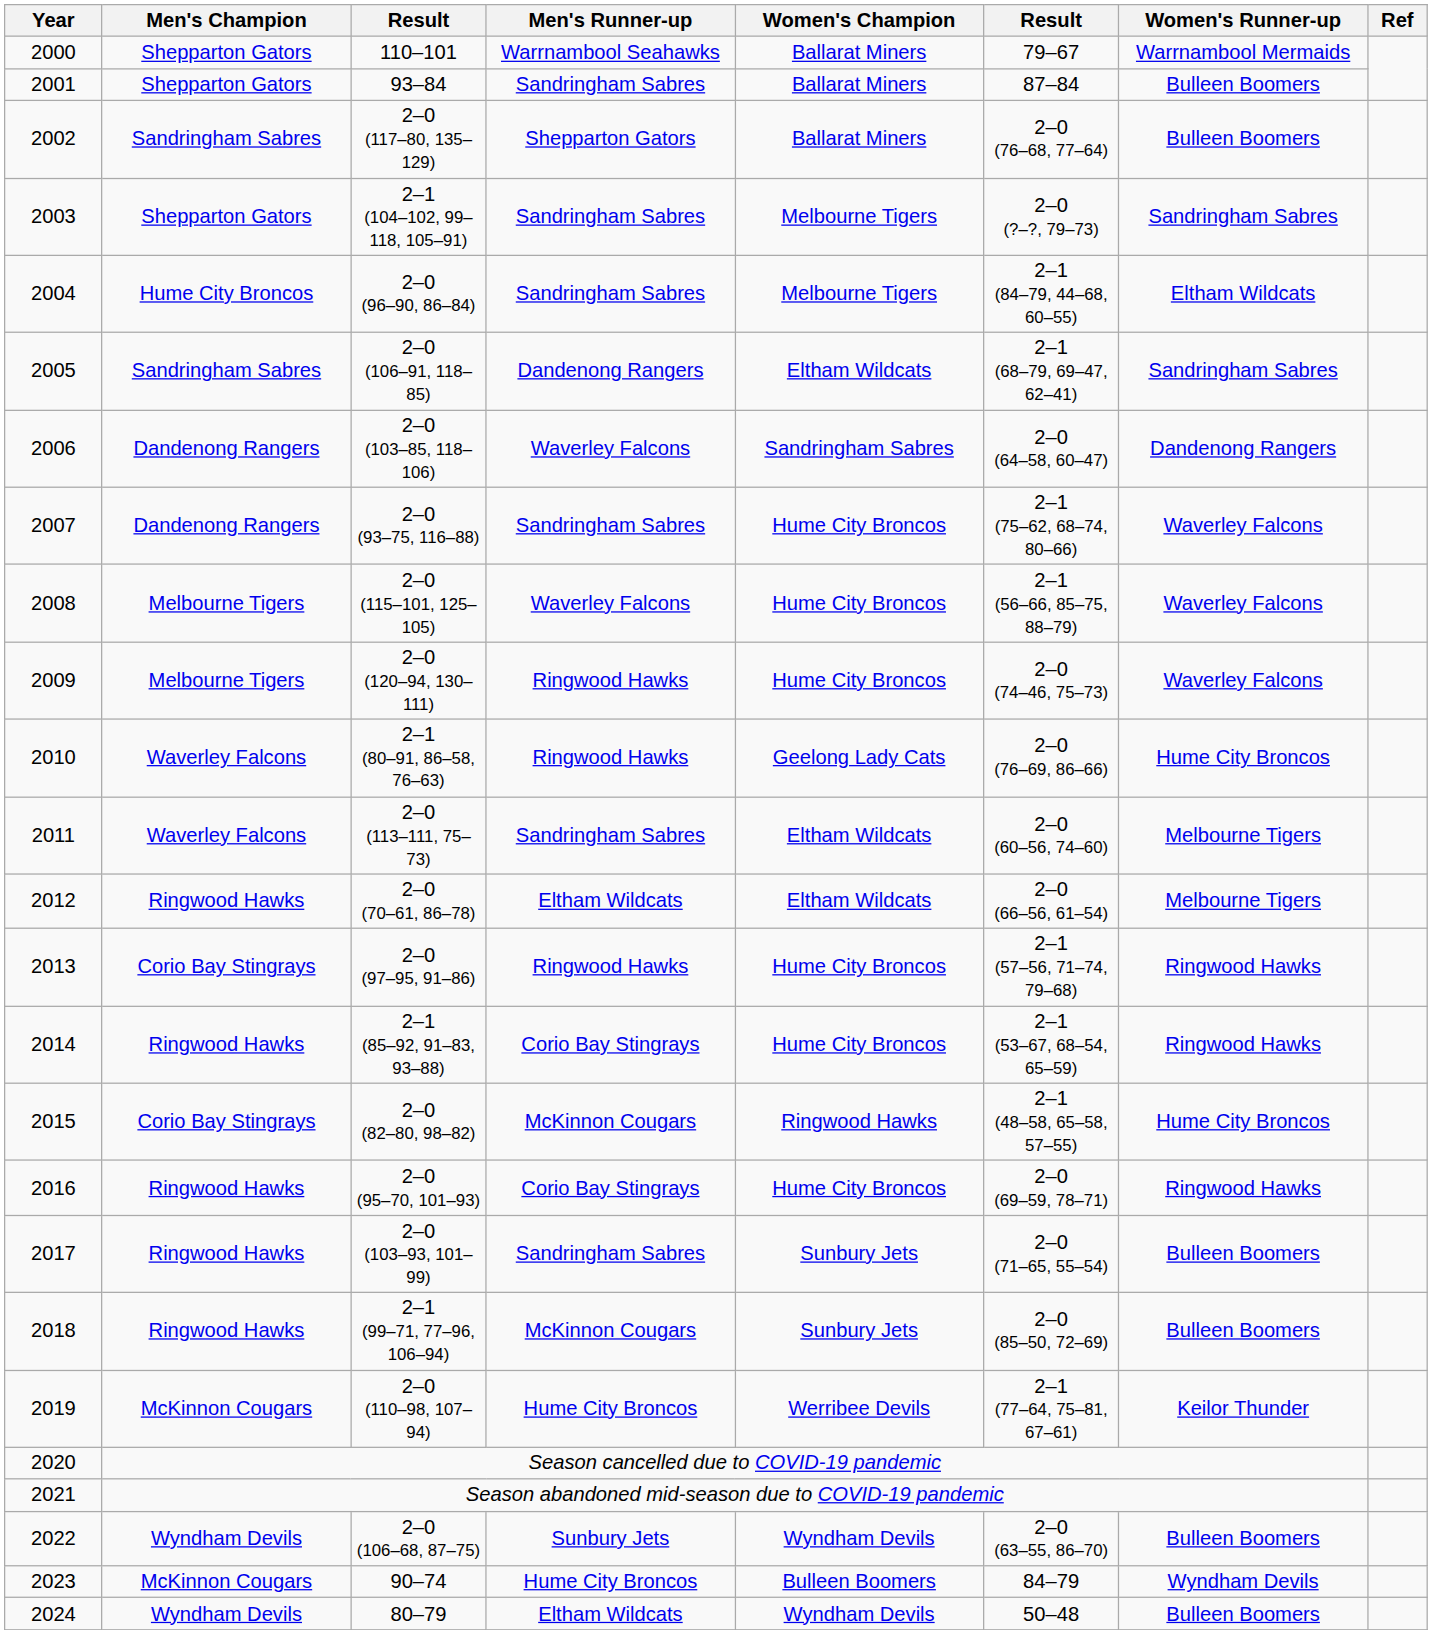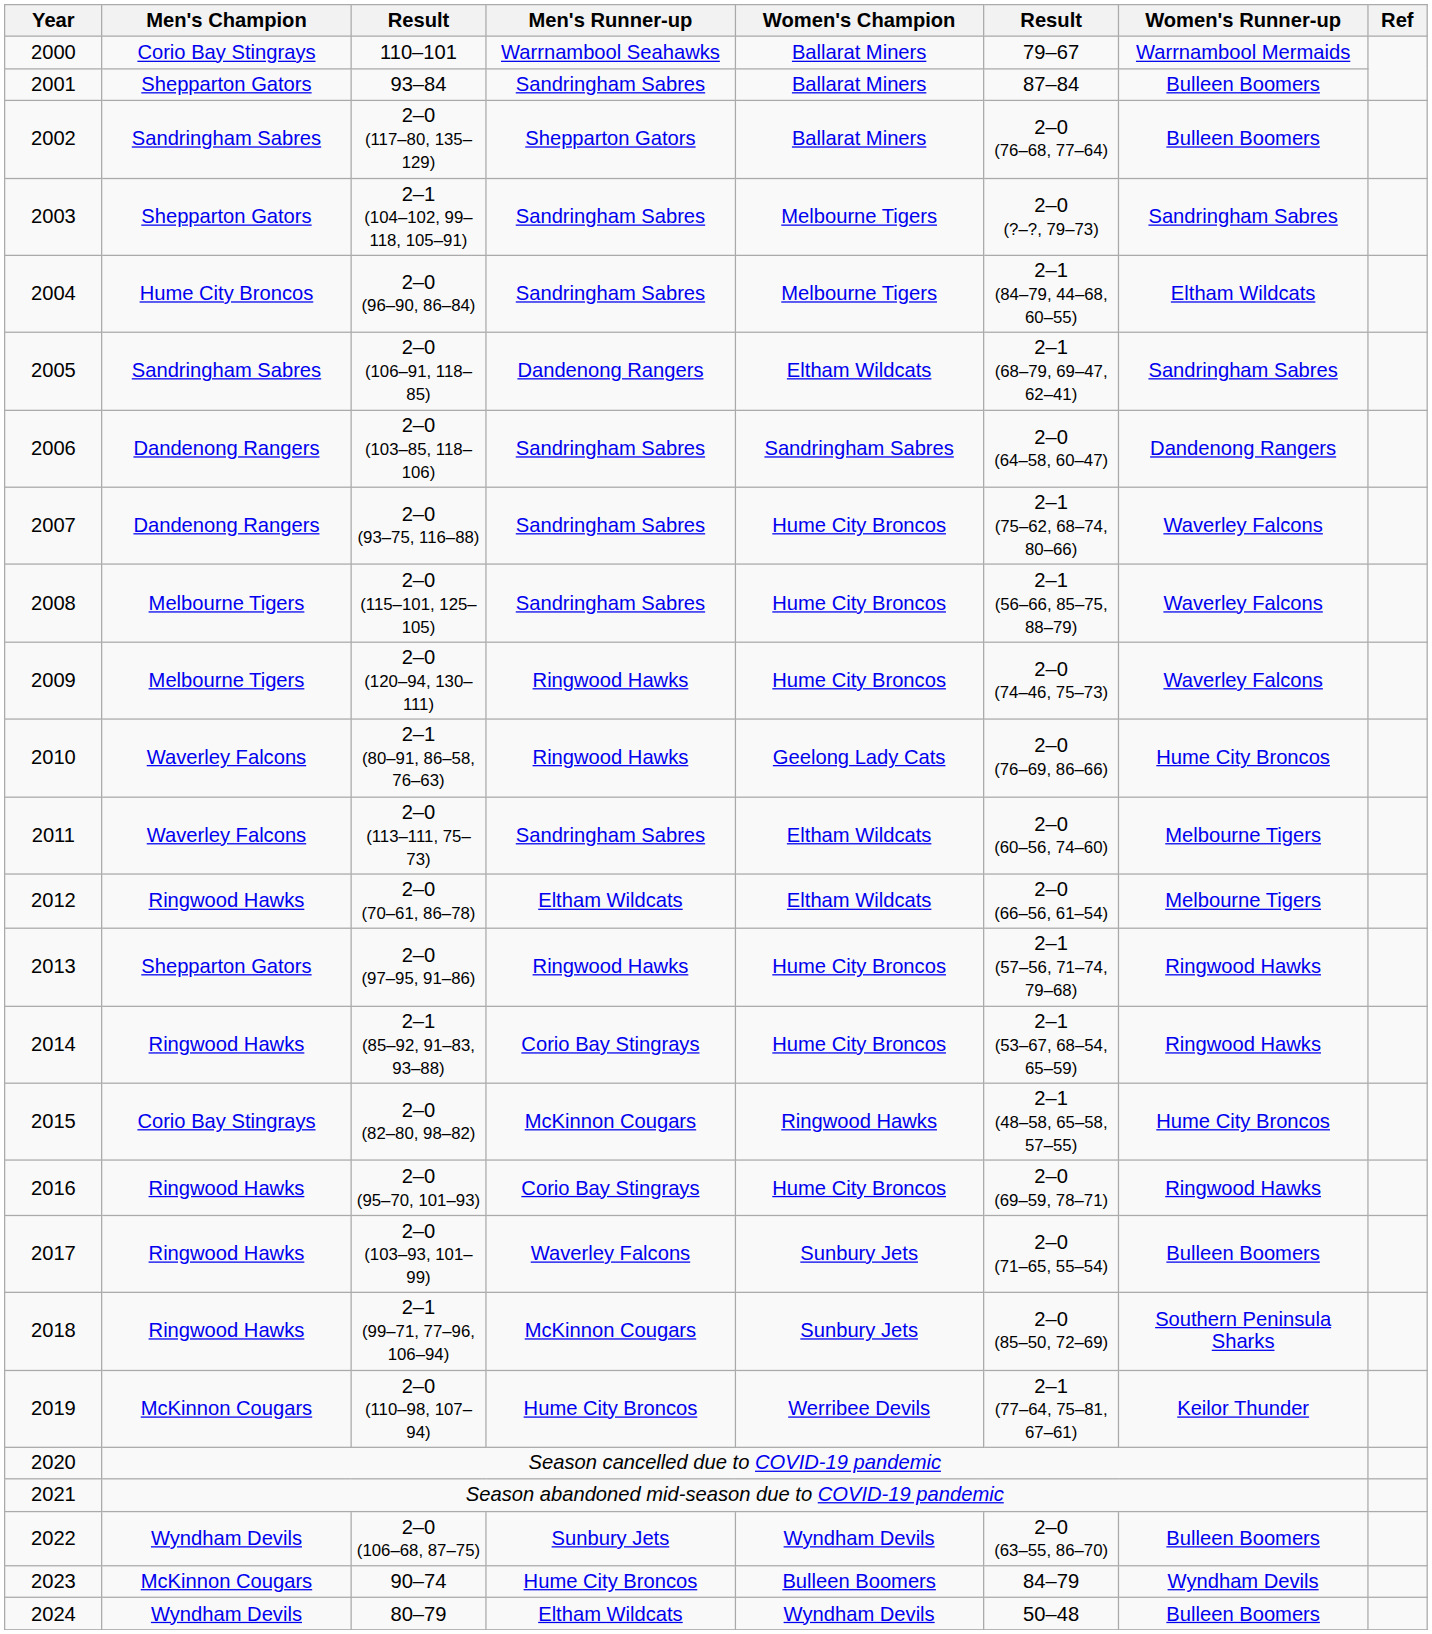(226, 52) Shepparton Gators -> (226, 52) Corio Bay Stingrays
(610, 448) Waverley Falcons -> (610, 448) Sandringham Sabres
(610, 603) Waverley Falcons -> (610, 603) Sandringham Sabres
(226, 967) Corio Bay Stingrays -> (226, 967) Shepparton Gators
(610, 1253) Sandringham Sabres -> (610, 1253) Waverley Falcons
(1243, 1331) Bulleen Boomers -> (1243, 1331) Southern Peninsula Sharks
